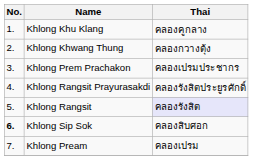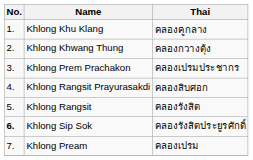(200, 88) คลองรังสิตประยูรศักดิ์ -> (181, 88) คลองสิบศอก
(177, 107) lavender background -> (177, 107) no background
(181, 126) คลองสิบศอก -> (200, 126) คลองรังสิตประยูรศักดิ์
